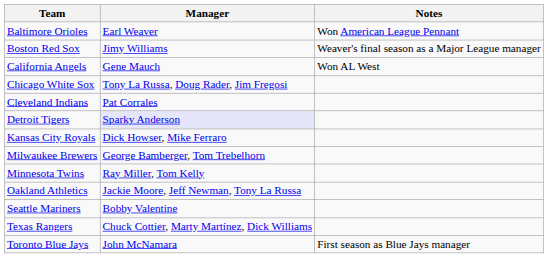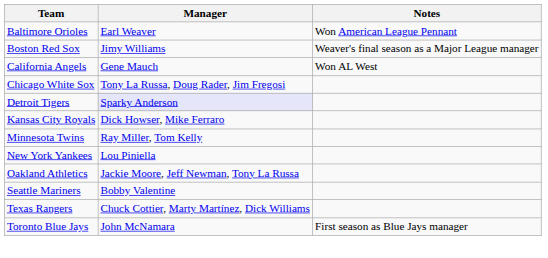- row: (48, 102)
- row: (52, 155)
+ row: (50, 155)
